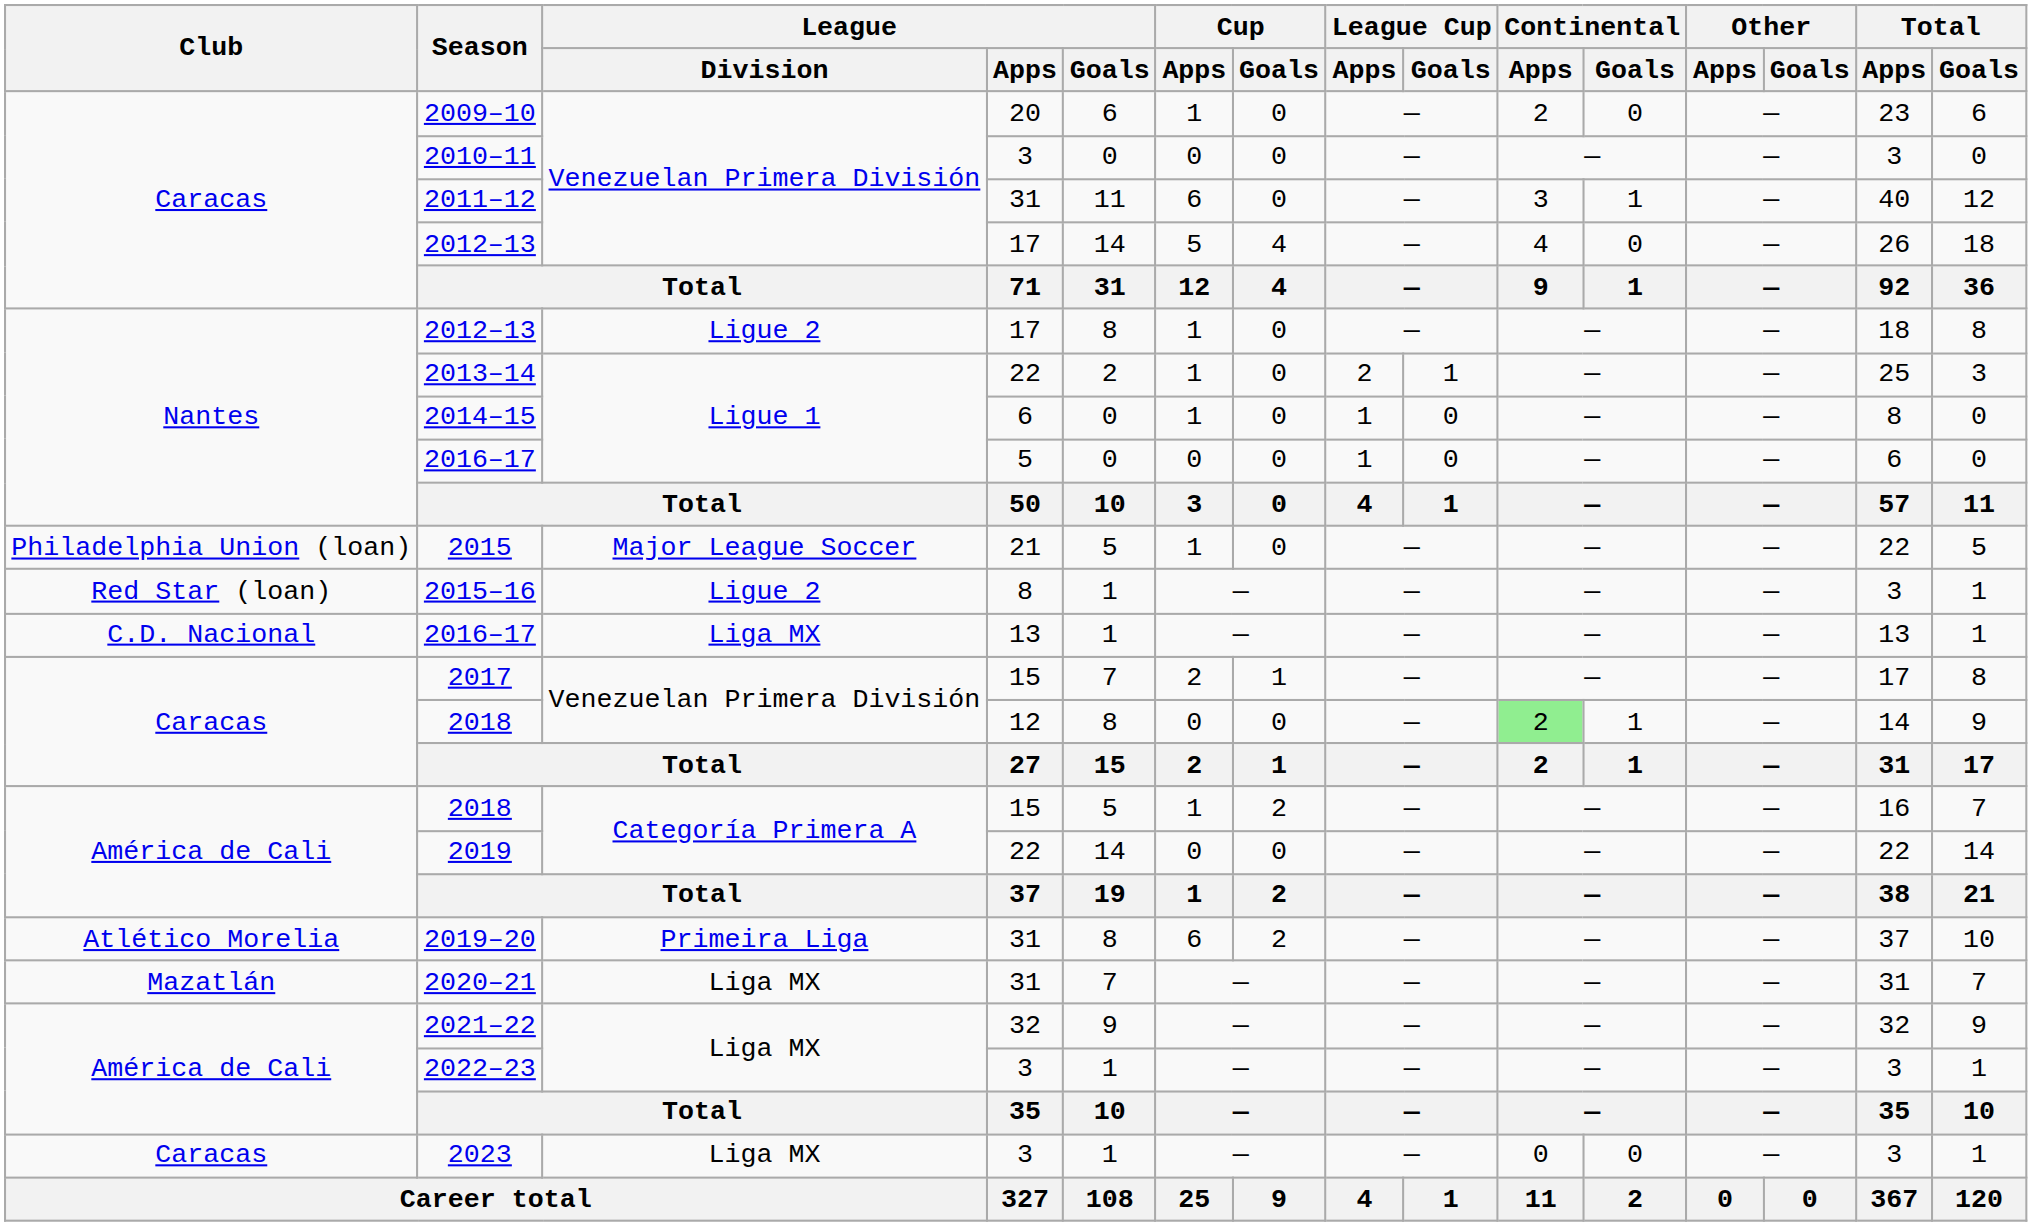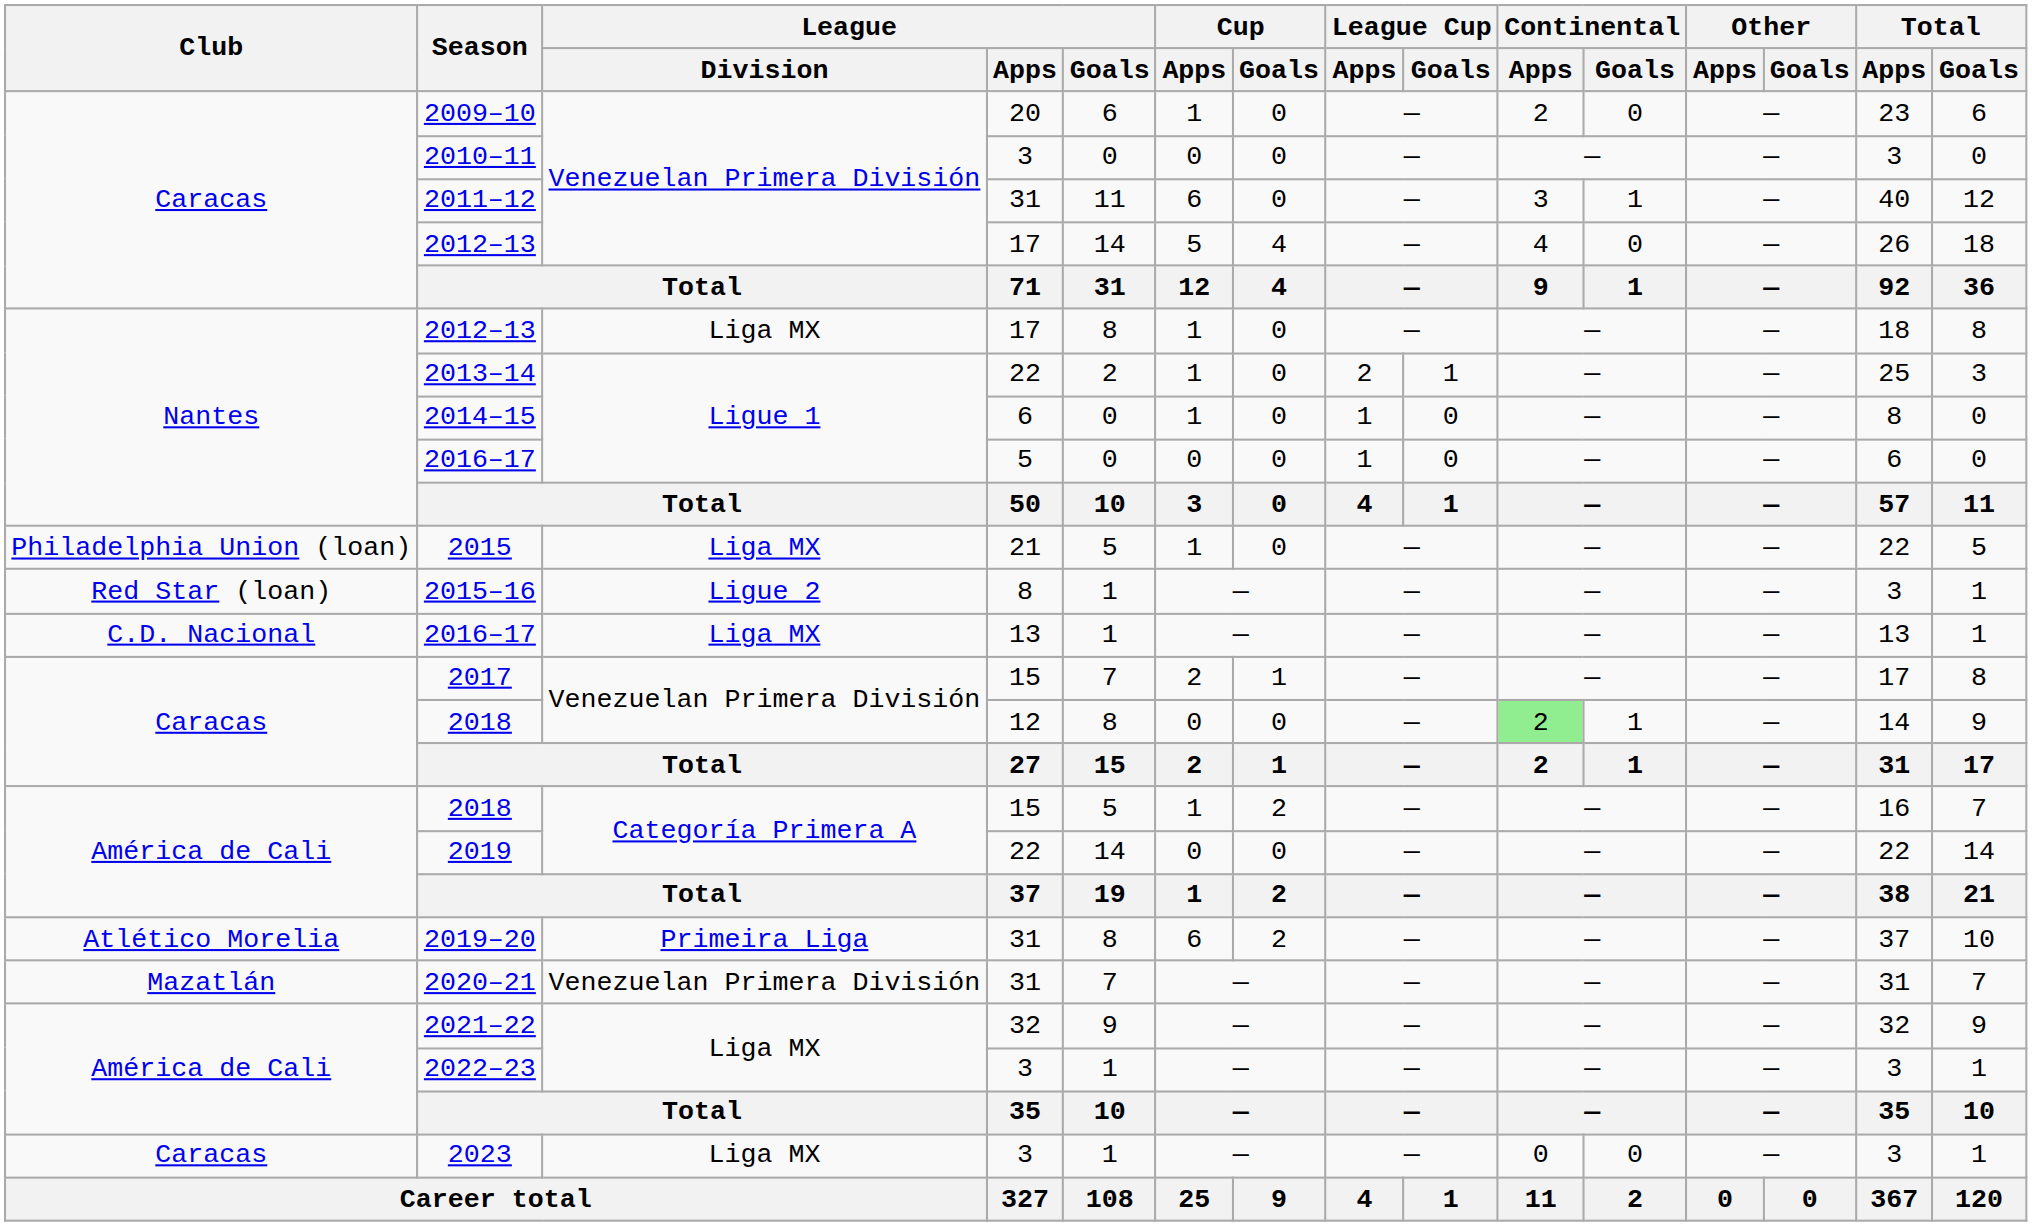(764, 331) Ligue 2 -> (764, 331) Liga MX
(764, 548) Major League Soccer -> (764, 548) Liga MX
(764, 982) Liga MX -> (764, 982) Venezuelan Primera División
